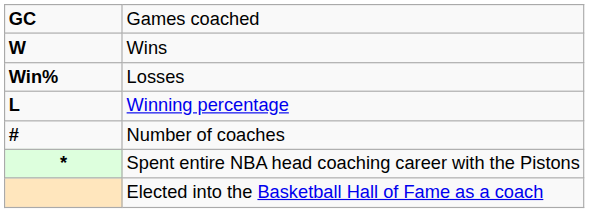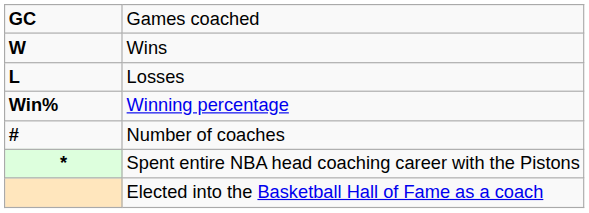(34, 76) Win% -> (14, 76) L
(14, 105) L -> (34, 105) Win%
